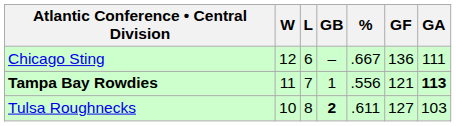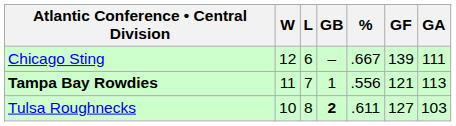(401, 58) 136 -> (401, 58) 139
(434, 83) bold -> (434, 83) normal
